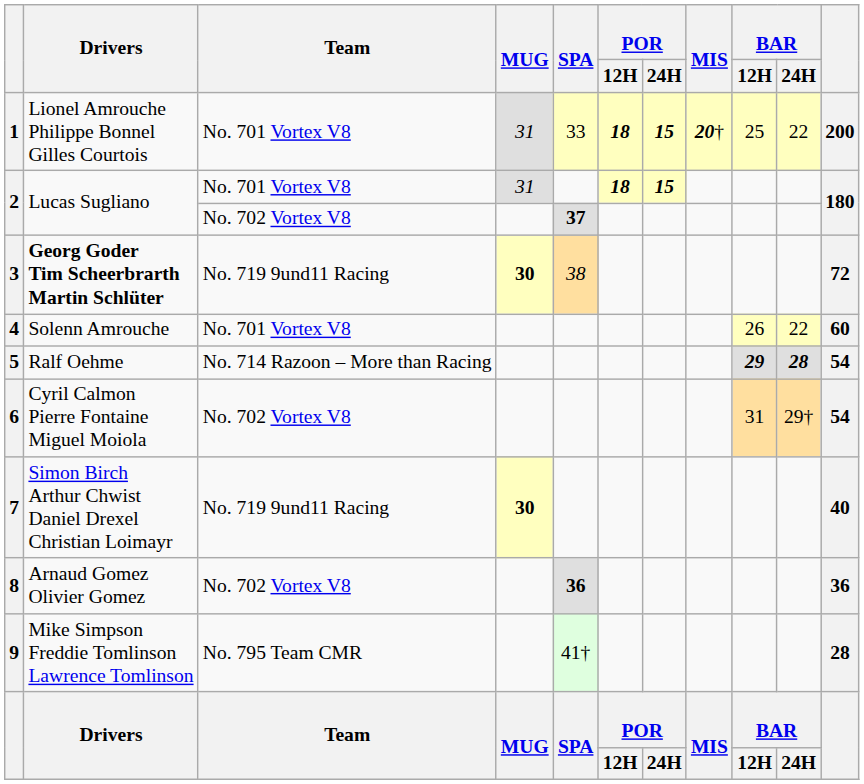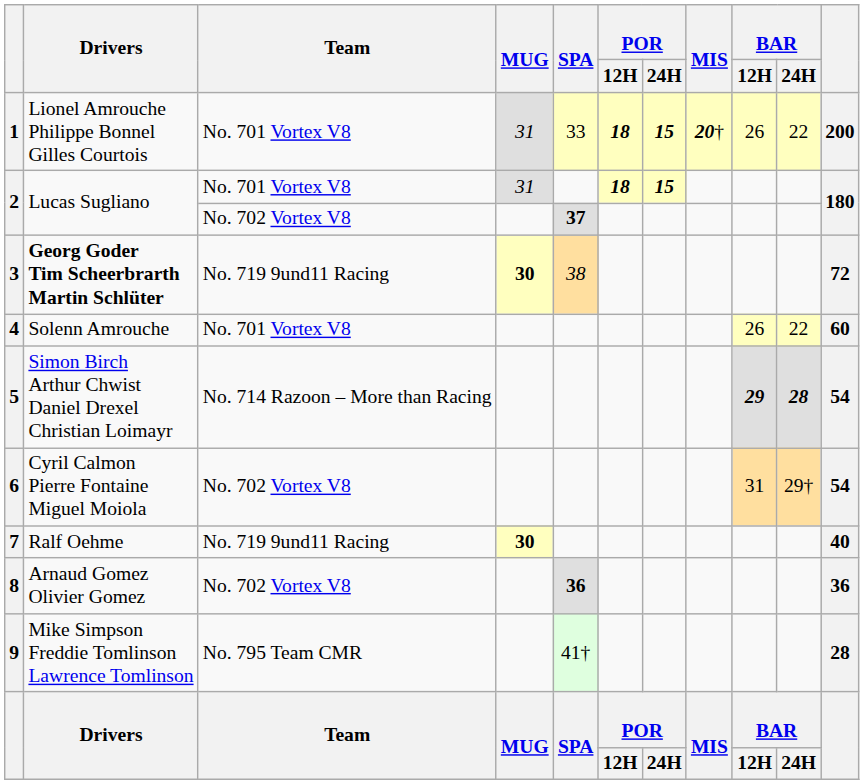(755, 130) 25 -> (755, 130) 26
(76, 361) Ralf Oehme -> (100, 396) Simon Birch Arthur Chwist Daniel Drexel Christian Loimayr
(100, 506) Simon Birch Arthur Chwist Daniel Drexel Christian Loimayr -> (76, 541) Ralf Oehme
